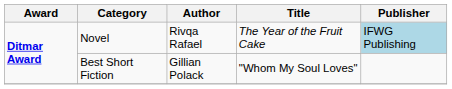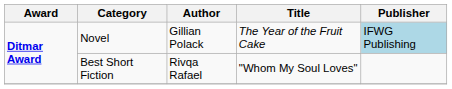(186, 37) Rivqa Rafael -> (186, 37) Gillian Polack
(186, 68) Gillian Polack -> (186, 68) Rivqa Rafael
